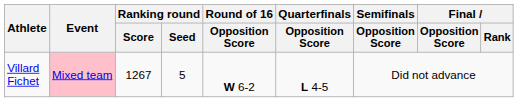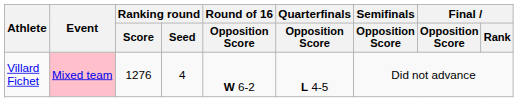(138, 75) 1267 -> (138, 75) 1276
(182, 75) 5 -> (182, 75) 4
